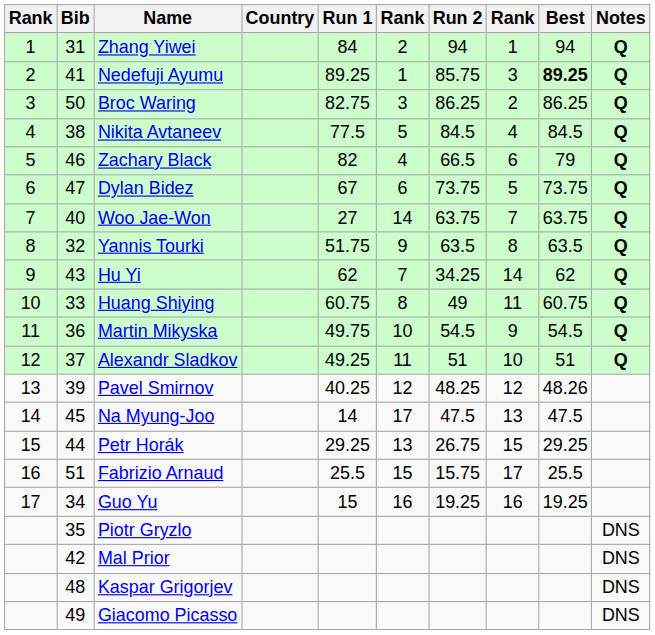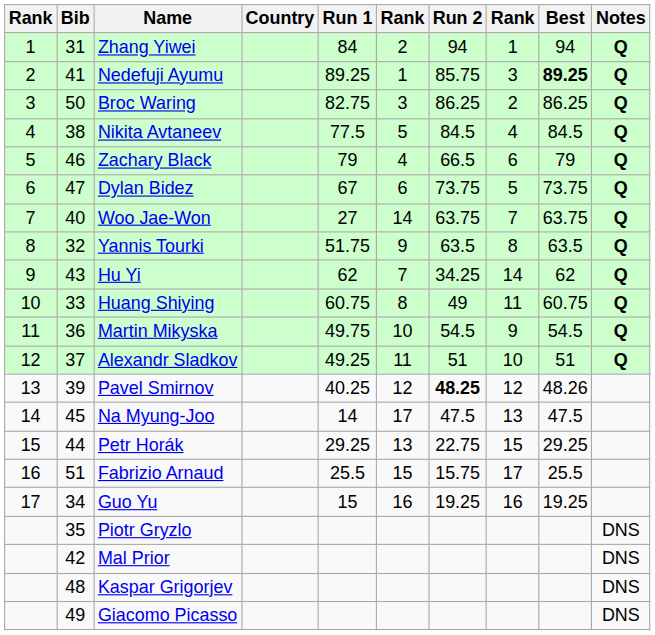(347, 160) 82 -> (347, 160) 79
(458, 388) normal -> (458, 388) bold
(458, 445) 26.75 -> (458, 445) 22.75
